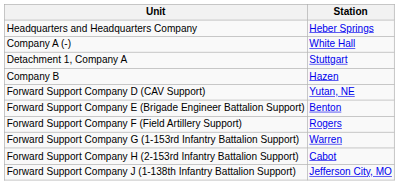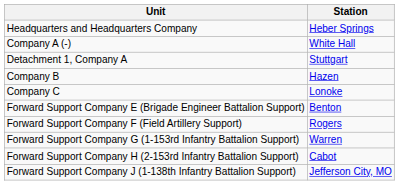+ row: (33, 92)
- row: (106, 92)
